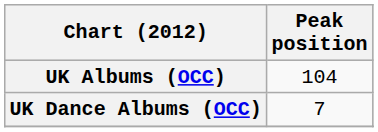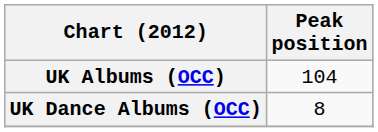(319, 109) 7 -> (319, 109) 8
